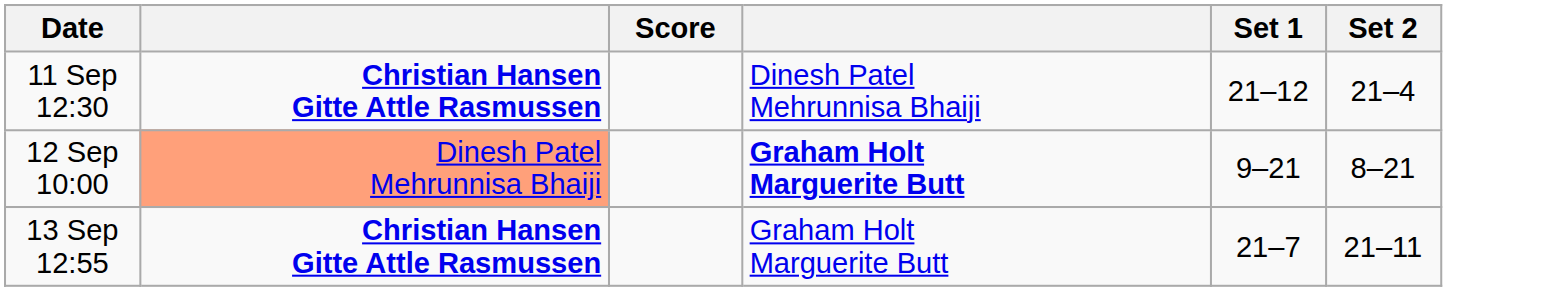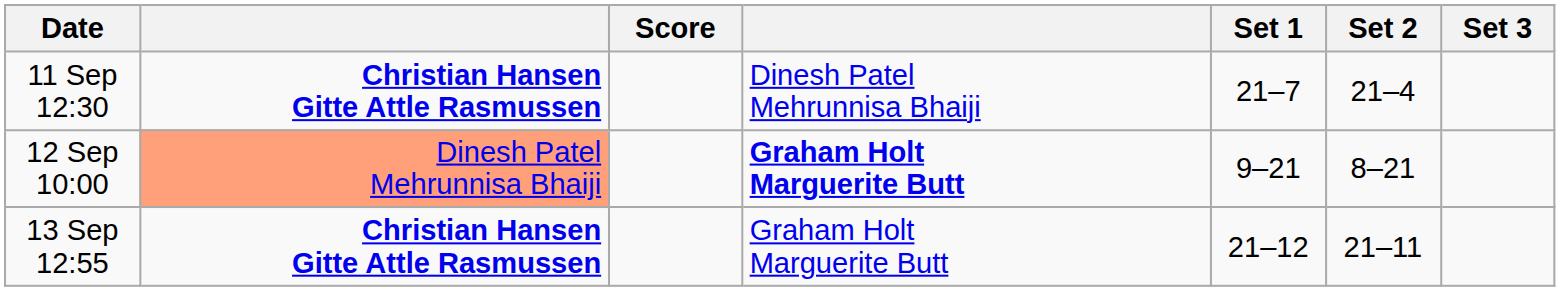+ column: (1498, 28)
(1268, 90) 21–12 -> (1268, 90) 21–7
(1268, 247) 21–7 -> (1268, 247) 21–12
